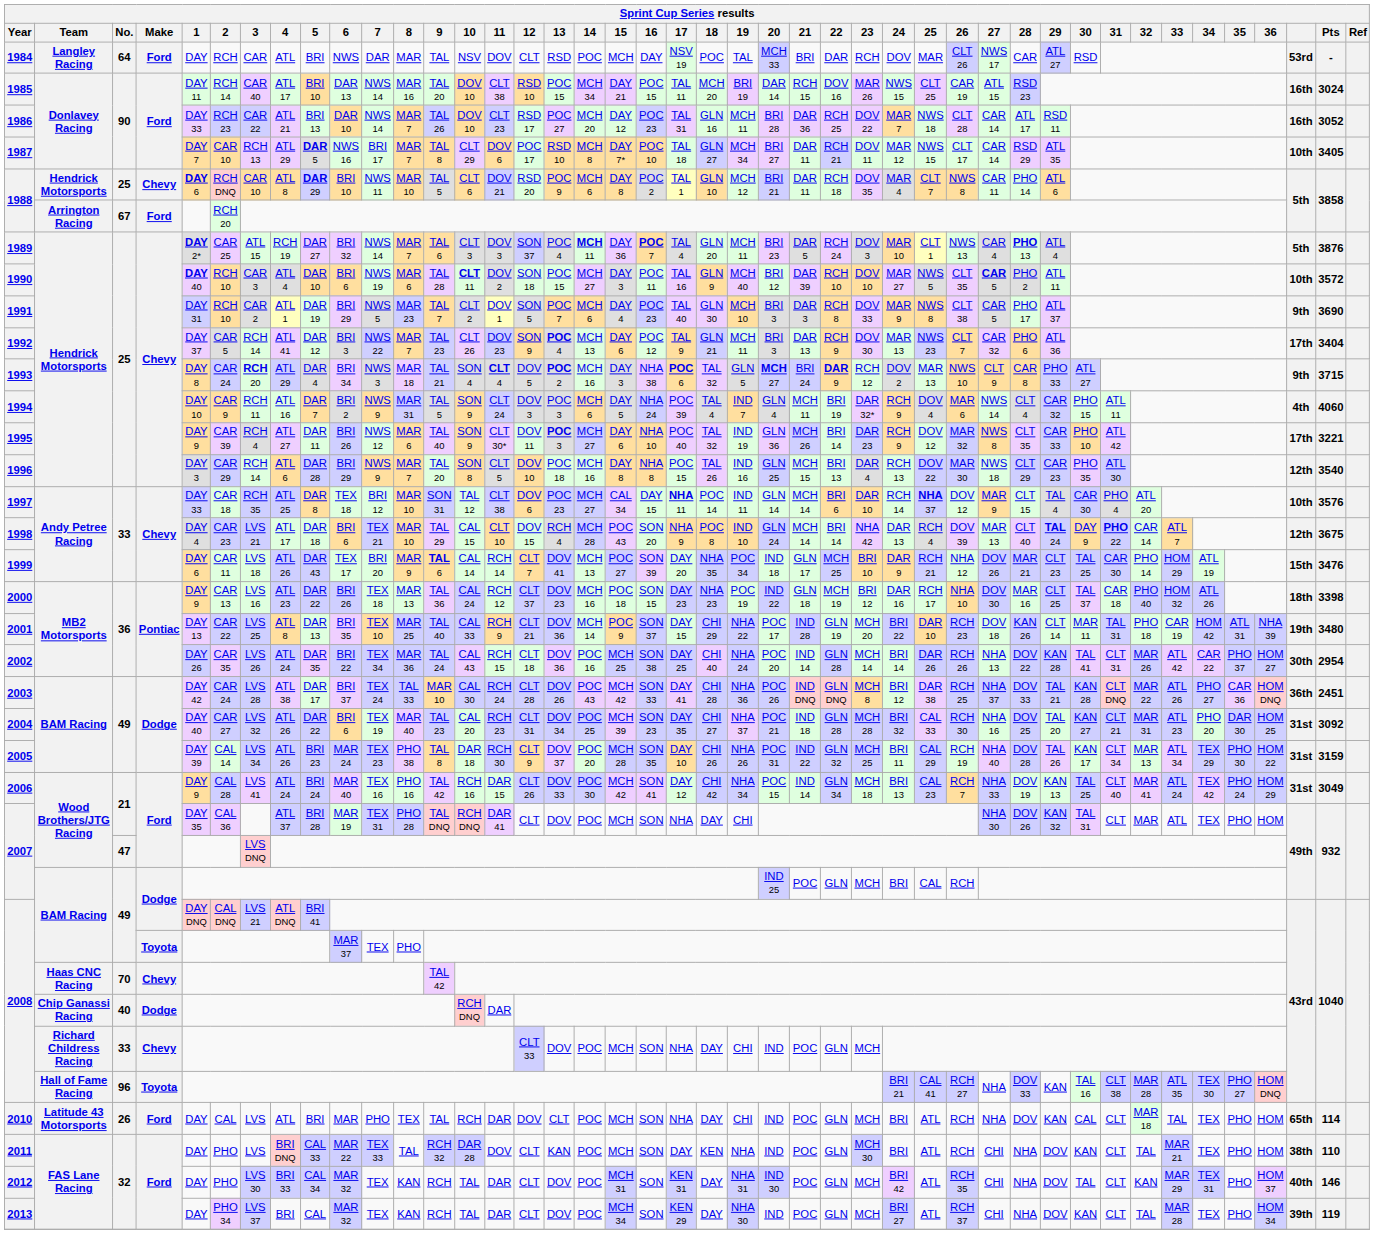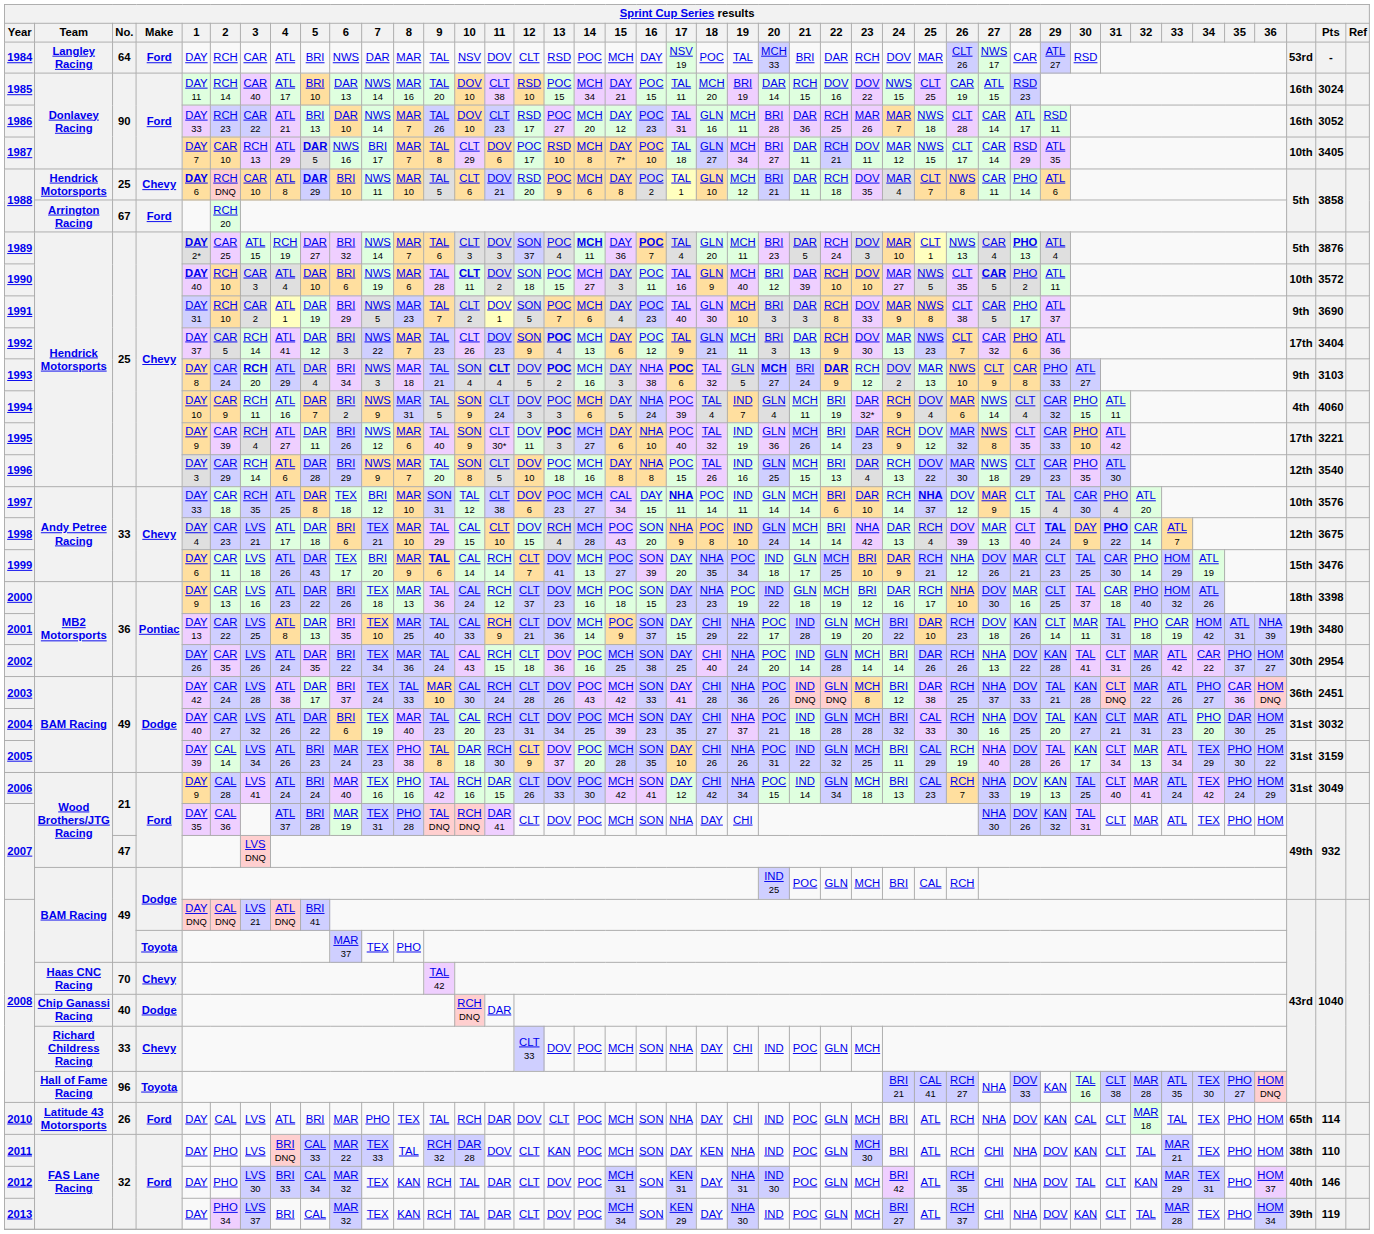(867, 89) MAR 26 -> (867, 89) DOV 22
(867, 121) DOV 22 -> (867, 121) MAR 26
(1331, 375) 3715 -> (1331, 375) 3103
(1331, 724) 3092 -> (1331, 724) 3032
